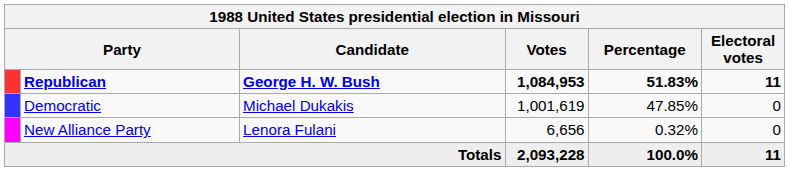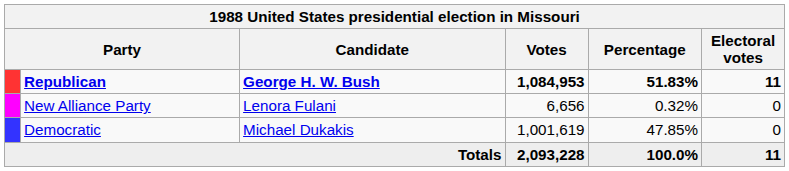rows swapped: (62, 106) <-> (87, 130)
